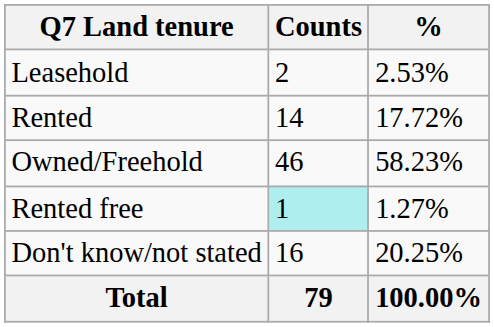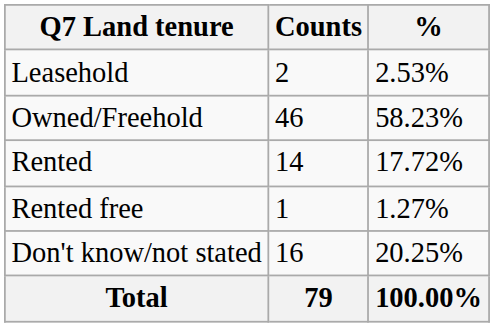rows swapped: (107, 162) <-> (52, 117)
(282, 207) paleturquoise background -> (282, 207) no background
